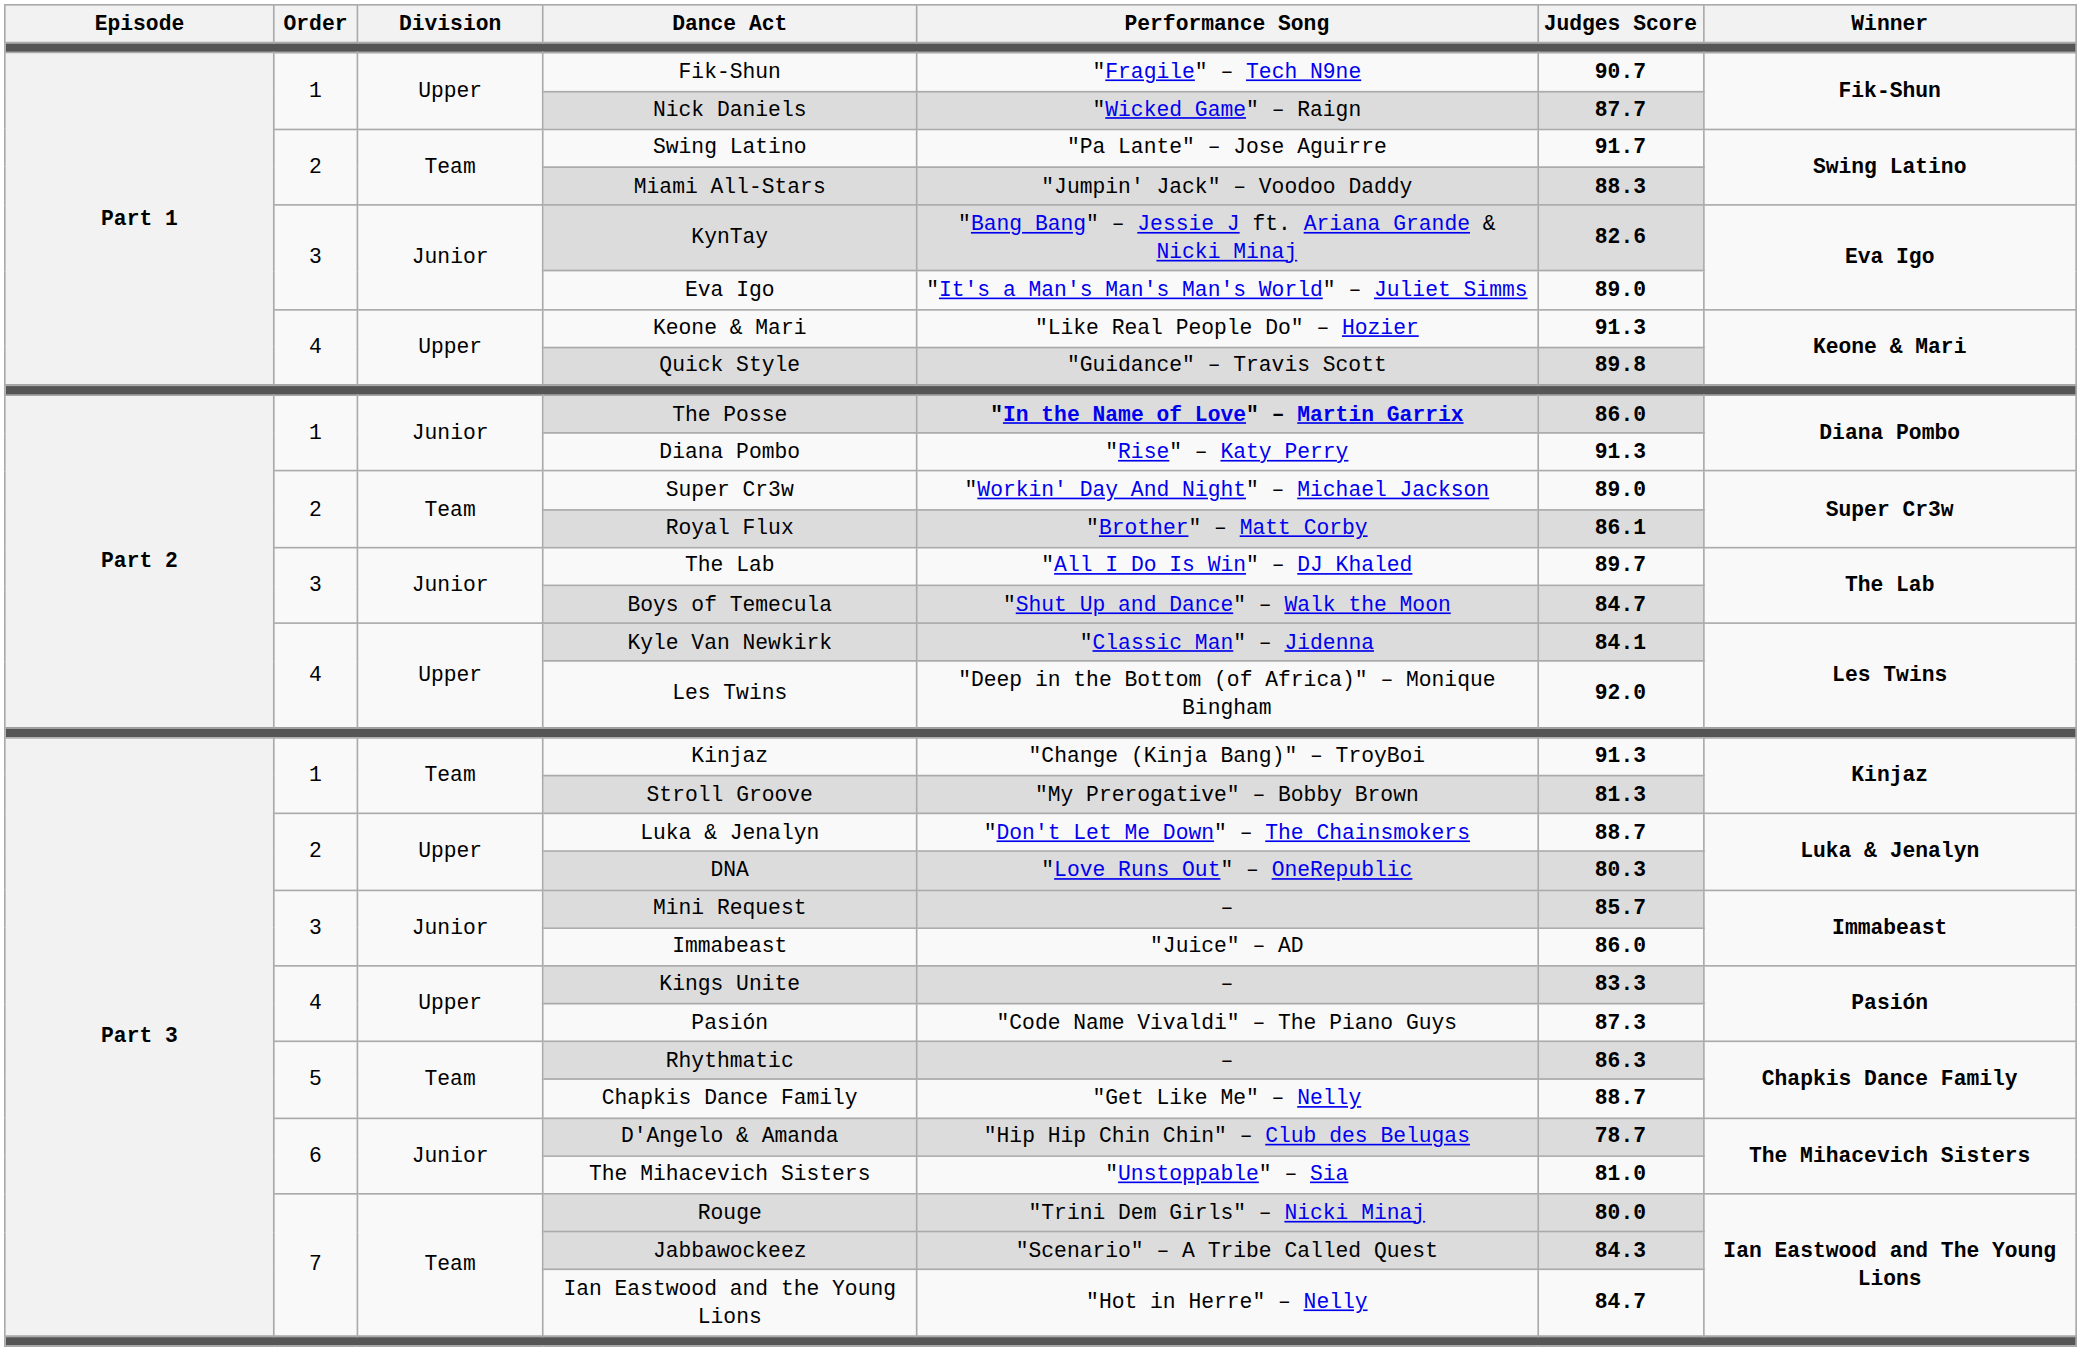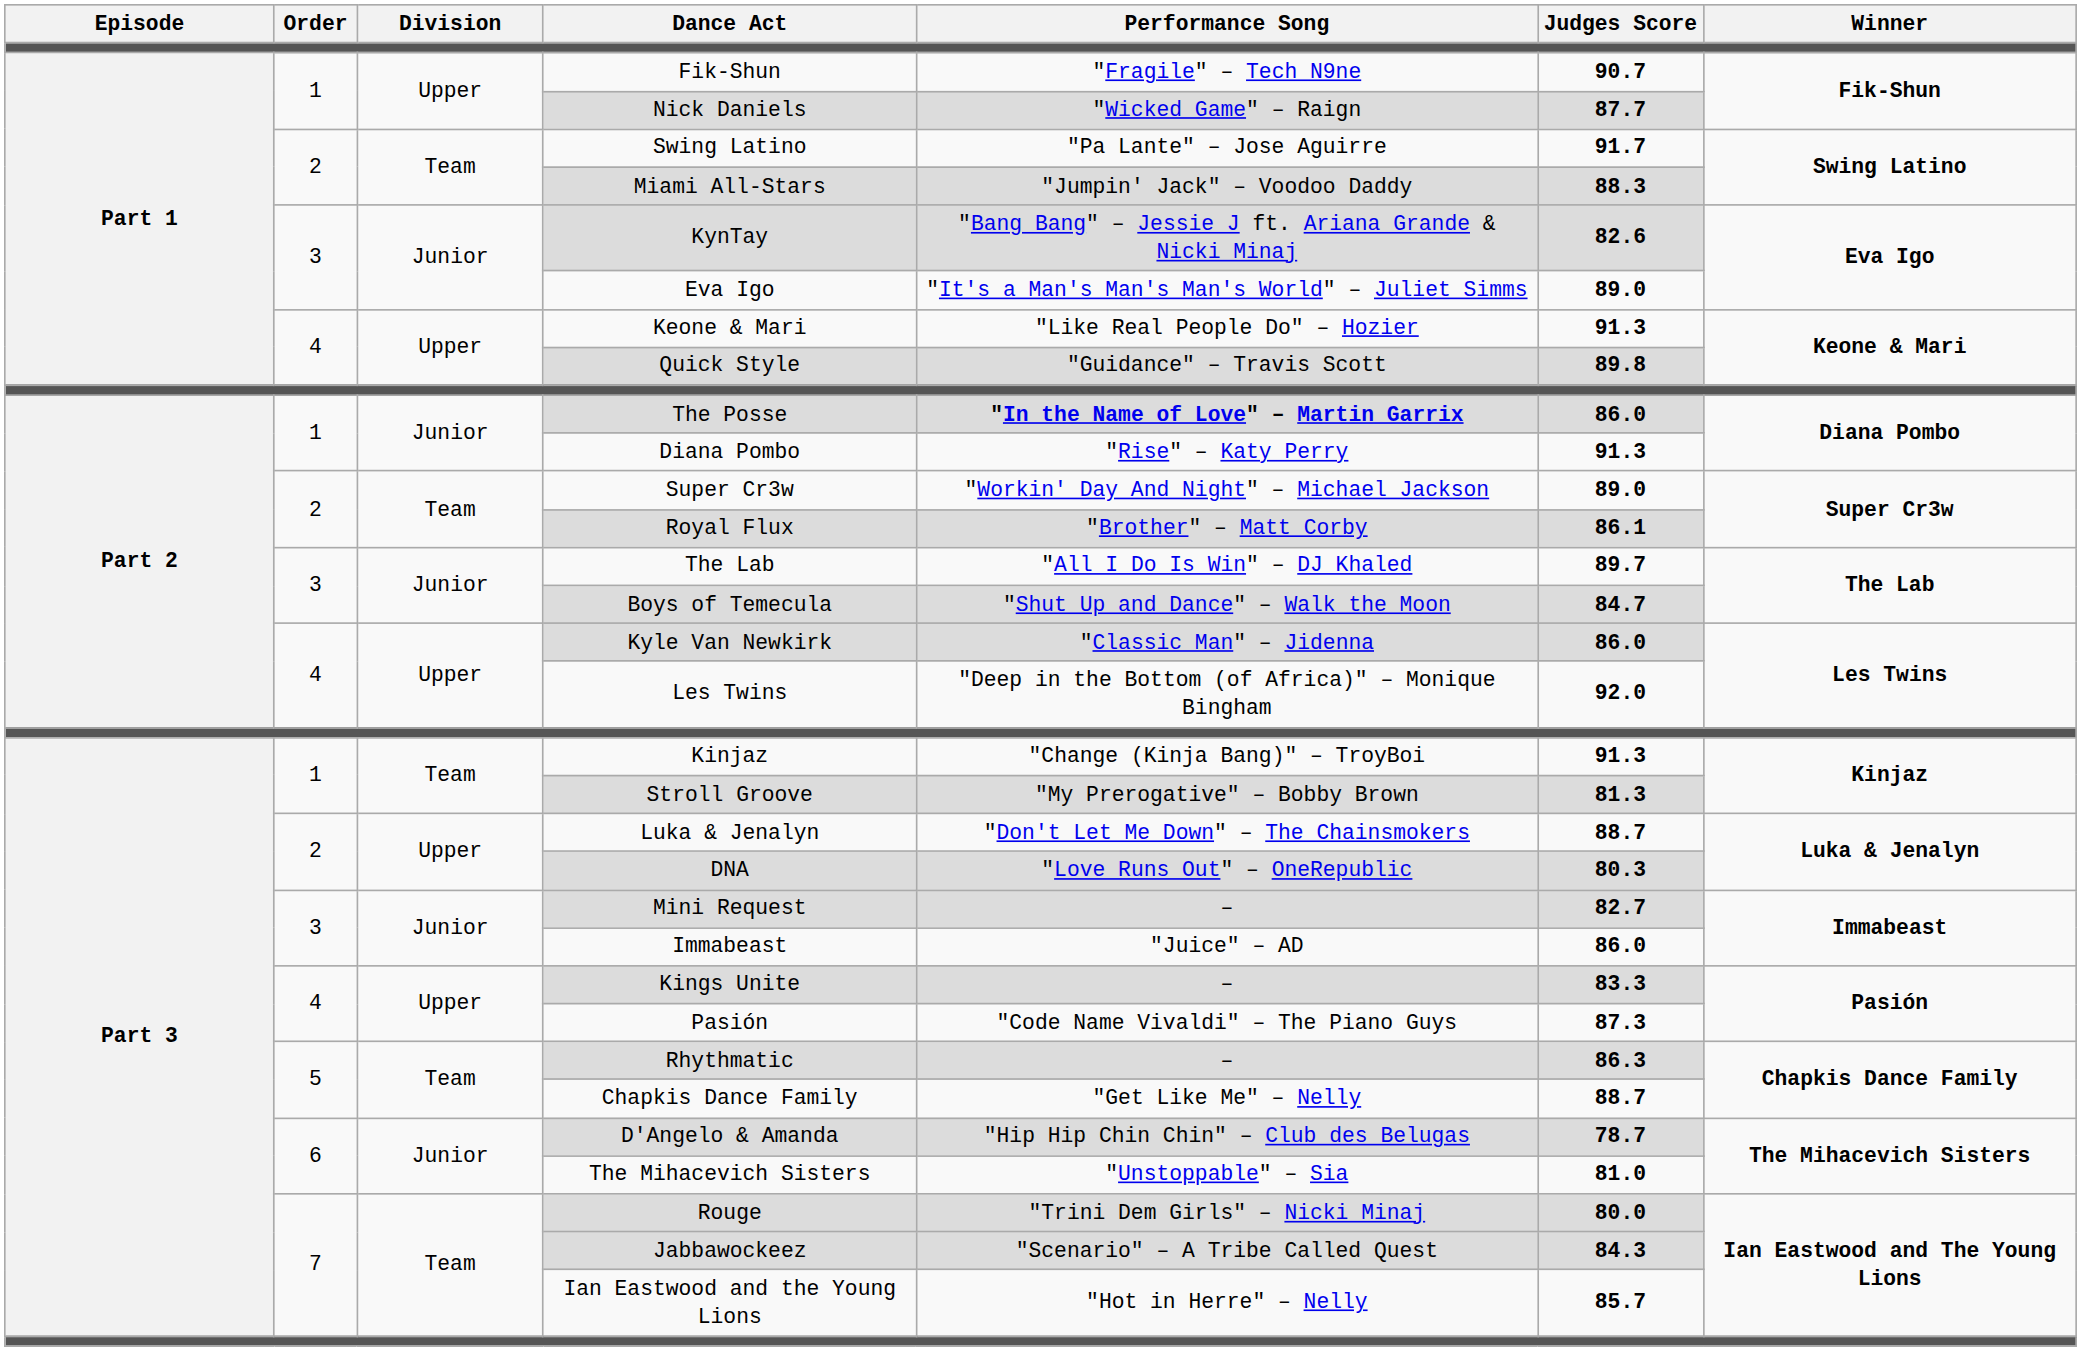(1620, 642) 84.1 -> (1620, 642) 86.0
(1620, 909) 85.7 -> (1620, 909) 82.7
(1620, 1303) 84.7 -> (1620, 1303) 85.7
